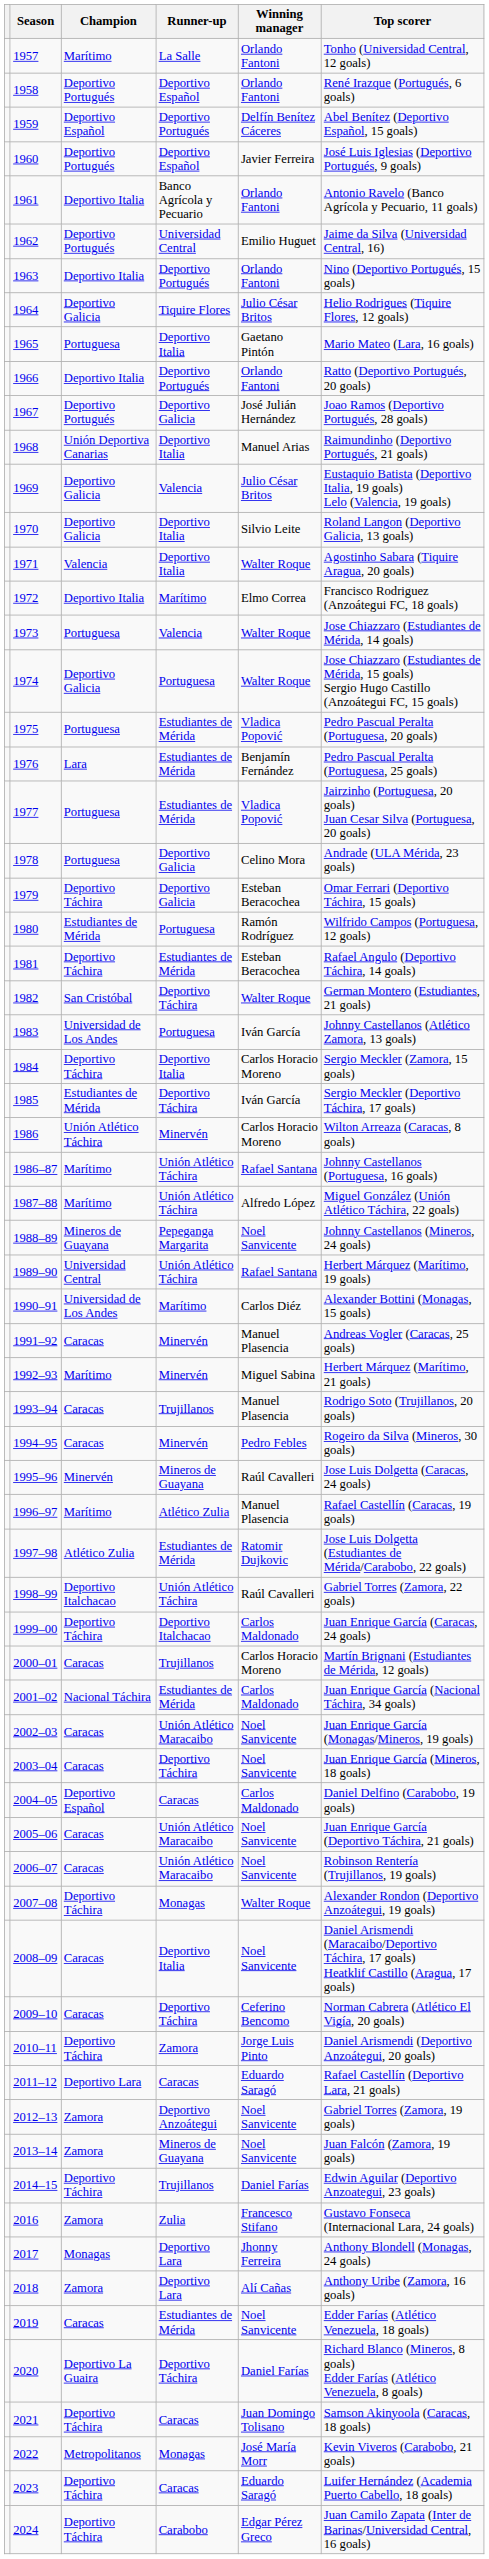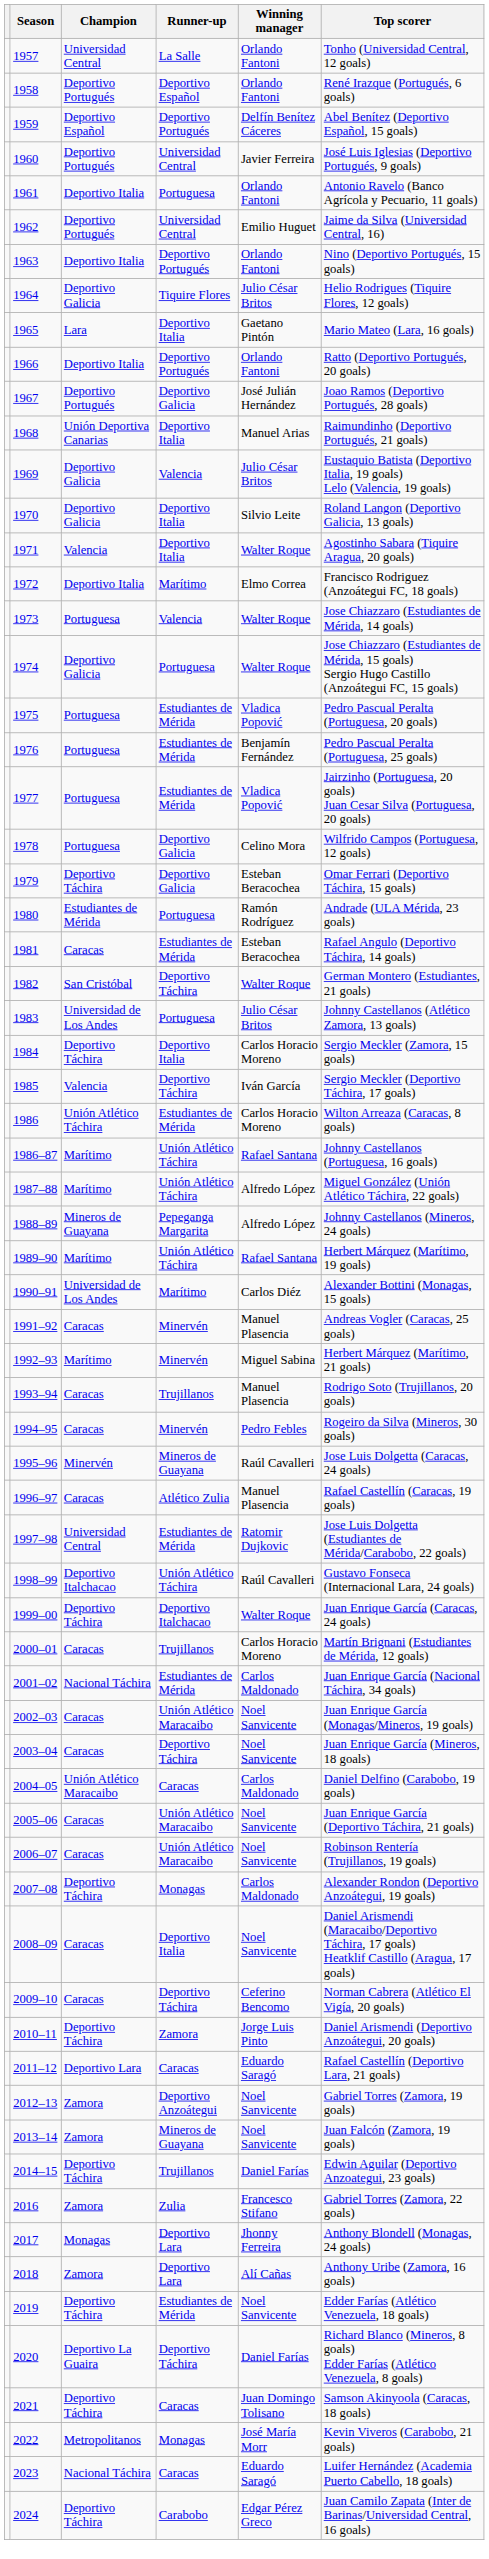(88, 55) Marítimo -> (95, 55) Universidad Central
(184, 158) Deportivo Español -> (190, 158) Universidad Central
(186, 200) Banco Agrícola y Pecuario -> (187, 192) Portuguesa
(92, 344) Portuguesa -> (75, 330) Lara
(75, 763) Lara -> (92, 749) Portuguesa
(391, 860) Andrade (ULA Mérida, 23 goals) -> (401, 846) Wilfrido Campos (Portuguesa, 12 goals)
(401, 929) Wilfrido Campos (Portuguesa, 12 goals) -> (391, 915) Andrade (ULA Mérida, 23 goals)
(89, 963) Deportivo Táchira -> (84, 949) Caracas
(271, 1032) Iván García -> (269, 1017) Julio César Britos
(100, 1100) Estudiantes de Mérida -> (86, 1086) Valencia
(183, 1134) Minervén -> (195, 1120) Estudiantes de Mérida
(269, 1237) Noel Sanvicente -> (278, 1223) Alfredo López
(95, 1272) Universidad Central -> (88, 1257) Marítimo
(88, 1511) Marítimo -> (84, 1497) Caracas
(99, 1553) Atlético Zulia -> (95, 1539) Universidad Central
(393, 1594) Gabriel Torres (Zamora, 22 goals) -> (399, 1580) Gustavo Fonseca (Internacional Lara, 24 goals)
(270, 1628) Carlos Maldonado -> (276, 1614) Walter Roque
(89, 1800) Deportivo Español -> (101, 1785) Unión Atlético Maracaibo
(276, 1903) Walter Roque -> (270, 1888) Carlos Maldonado
(399, 2219) Gustavo Fonseca (Internacional Lara, 24 goals) -> (393, 2205) Gabriel Torres (Zamora, 22 goals)
(84, 2322) Caracas -> (89, 2308) Deportivo Táchira
(89, 2488) Deportivo Táchira -> (107, 2473) Nacional Táchira
